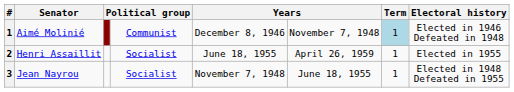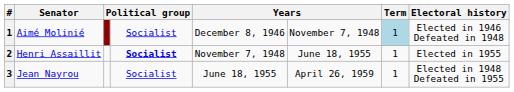(151, 33) Communist -> (151, 33) Socialist
(151, 53) normal -> (151, 53) bold
(240, 53) June 18, 1955 -> (240, 53) November 7, 1948
(334, 53) April 26, 1959 -> (334, 53) June 18, 1955
(240, 74) November 7, 1948 -> (240, 74) June 18, 1955
(334, 74) June 18, 1955 -> (334, 74) April 26, 1959
